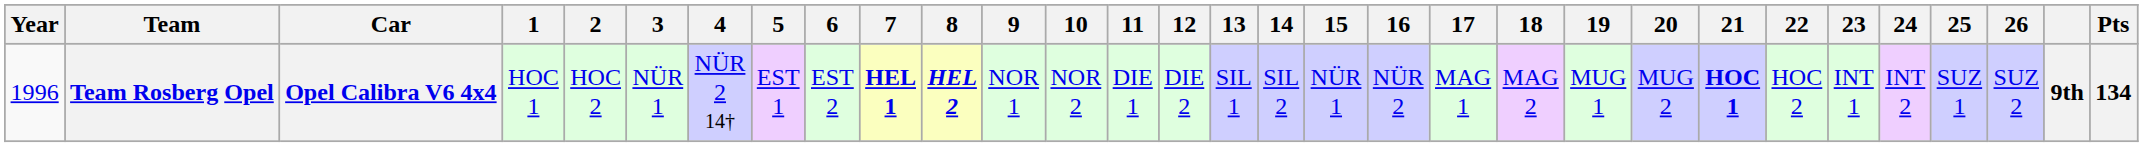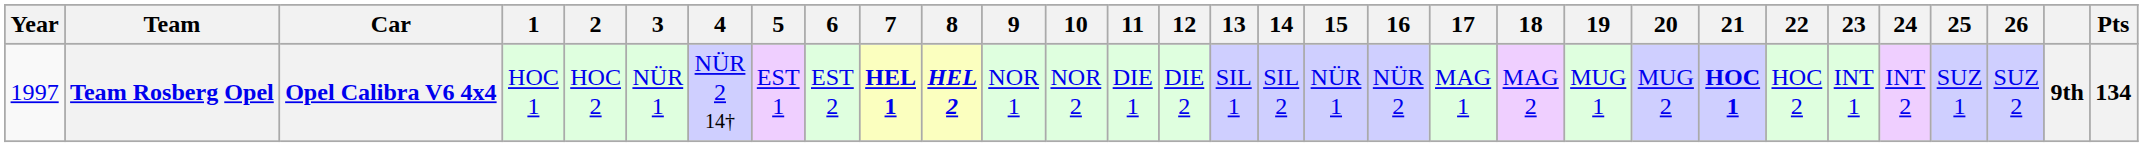(35, 91) 1996 -> (35, 91) 1997
